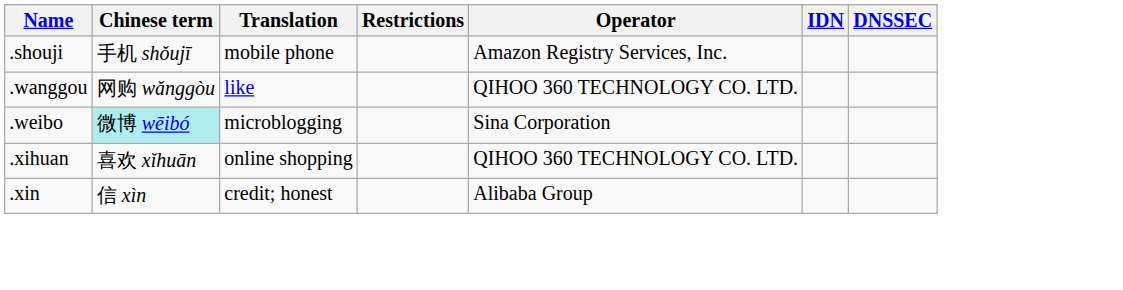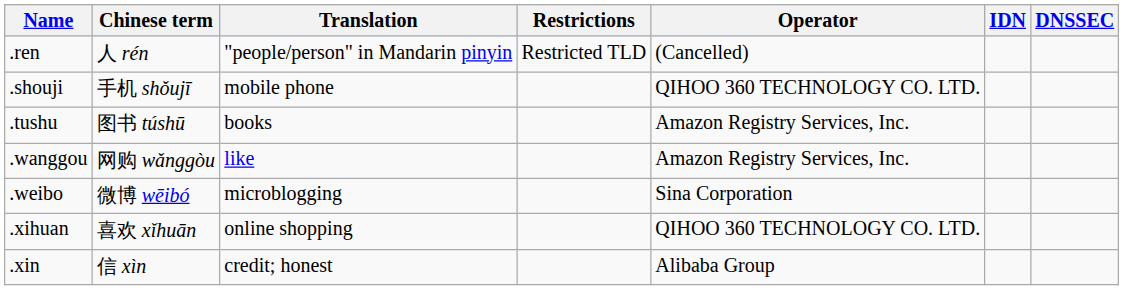+ row: (25, 52)
(600, 52) Amazon Registry Services, Inc. -> (818, 87) QIHOO 360 TECHNOLOGY CO. LTD.
+ row: (33, 123)
(636, 87) QIHOO 360 TECHNOLOGY CO. LTD. -> (782, 158) Amazon Registry Services, Inc.
(143, 124) paleturquoise background -> (143, 195) no background
